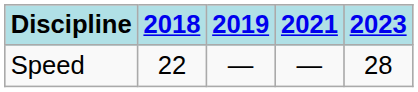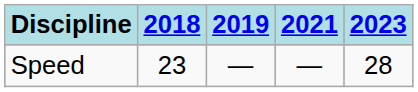(172, 65) 22 -> (172, 65) 23
